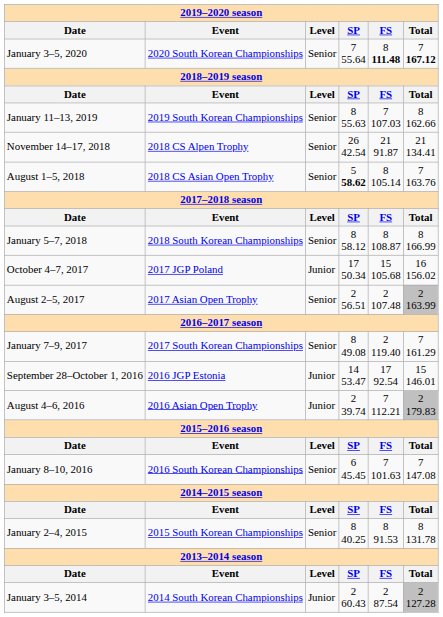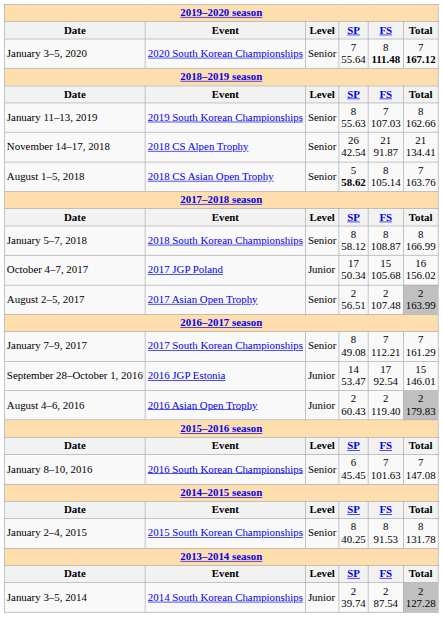(386, 346) 2 119.40 -> (386, 346) 7 112.21
(354, 405) 2 39.74 -> (354, 405) 2 60.43
(386, 405) 7 112.21 -> (386, 405) 2 119.40
(354, 597) 2 60.43 -> (354, 597) 2 39.74
